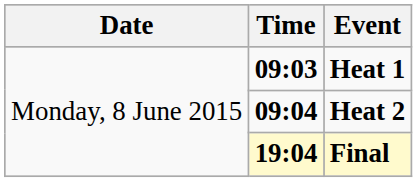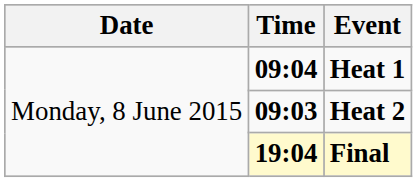(286, 68) 09:03 -> (286, 68) 09:04
(286, 111) 09:04 -> (286, 111) 09:03
